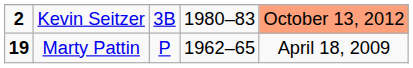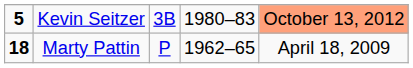(19, 18) 2 -> (19, 18) 5
(19, 47) 19 -> (19, 47) 18
